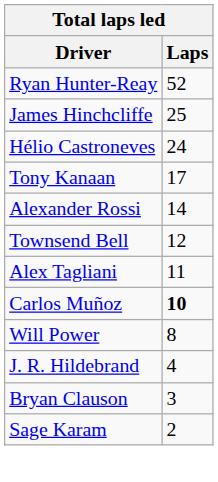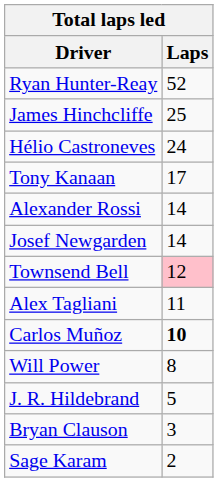+ row: (78, 240)
(176, 240) no background -> (176, 271) pink background
(171, 366) 4 -> (171, 397) 5
